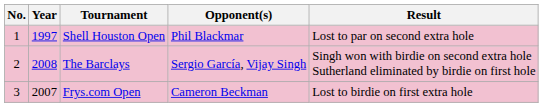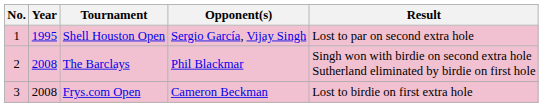(44, 35) 1997 -> (44, 35) 1995
(207, 35) Phil Blackmar -> (239, 35) Sergio García, Vijay Singh
(239, 64) Sergio García, Vijay Singh -> (207, 64) Phil Blackmar
(44, 92) 2007 -> (44, 92) 2008
